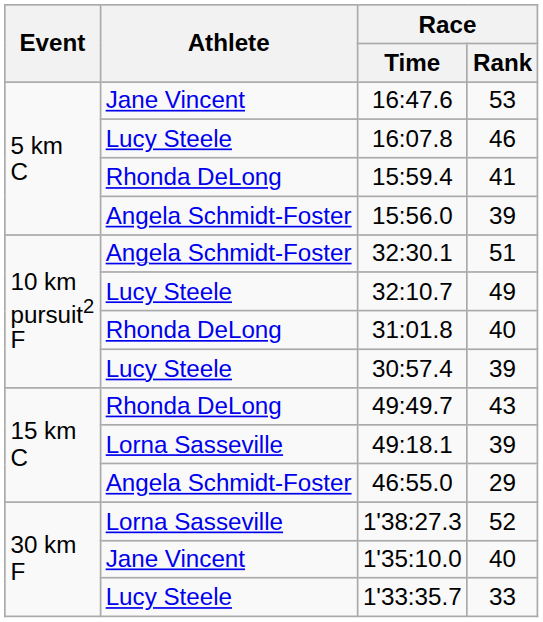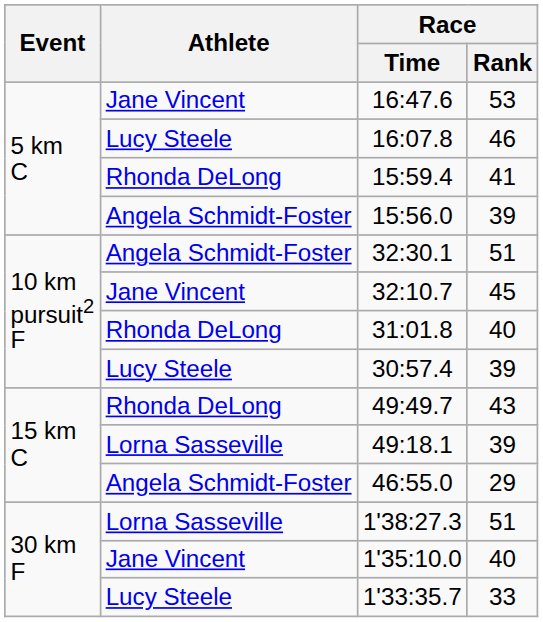(169, 292) Lucy Steele -> (175, 292) Jane Vincent
(503, 292) 49 -> (503, 292) 45
(503, 521) 52 -> (503, 521) 51
